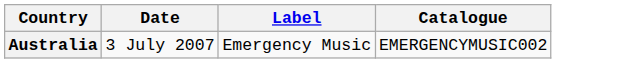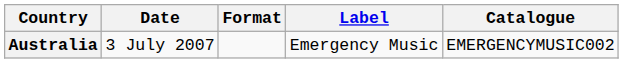+ column: (252, 18)
